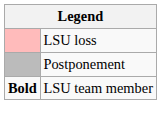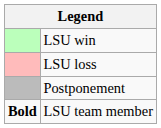+ row: (70, 40)
